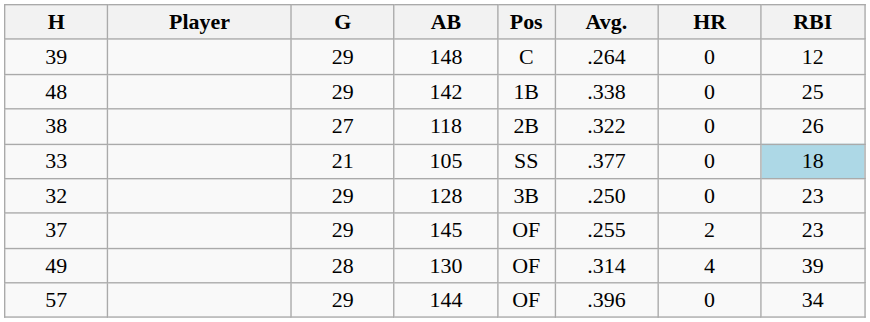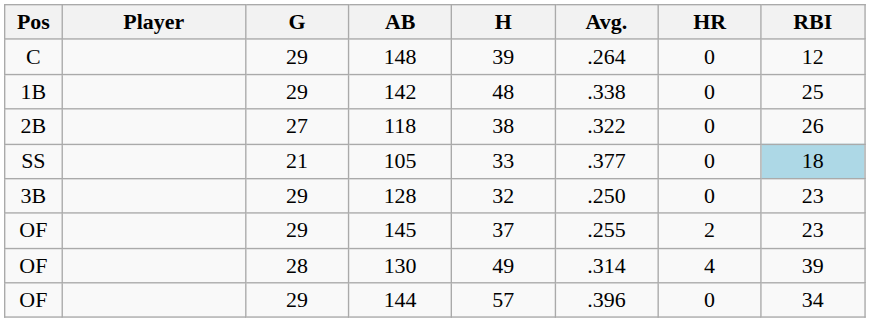columns swapped: (526, 21) <-> (56, 21)
